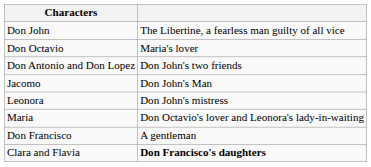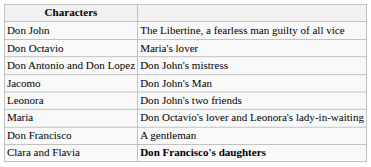(191, 65) Don John's two friends -> (184, 65) Don John's mistress
(184, 100) Don John's mistress -> (191, 100) Don John's two friends
